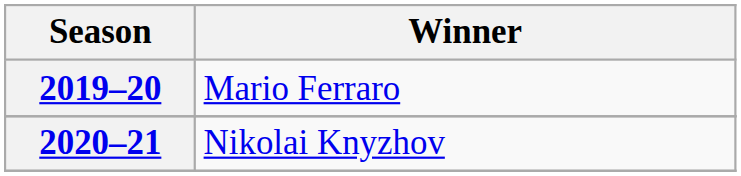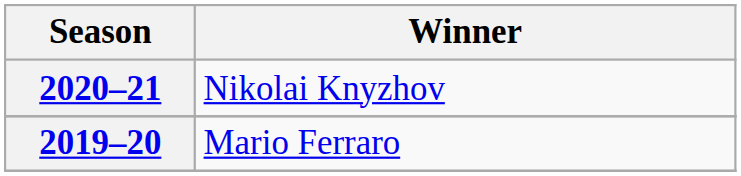rows swapped: (100, 87) <-> (100, 142)
